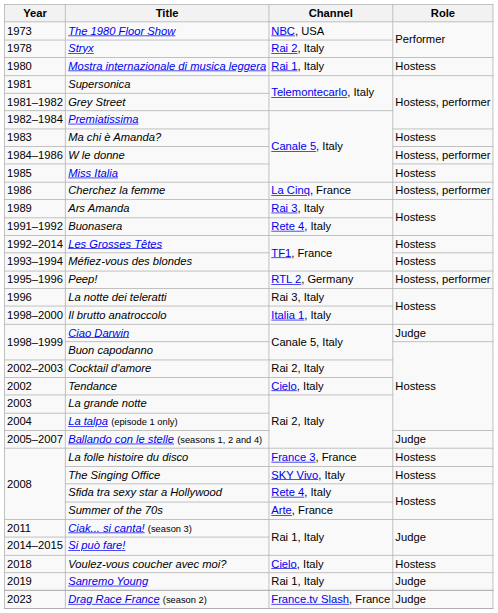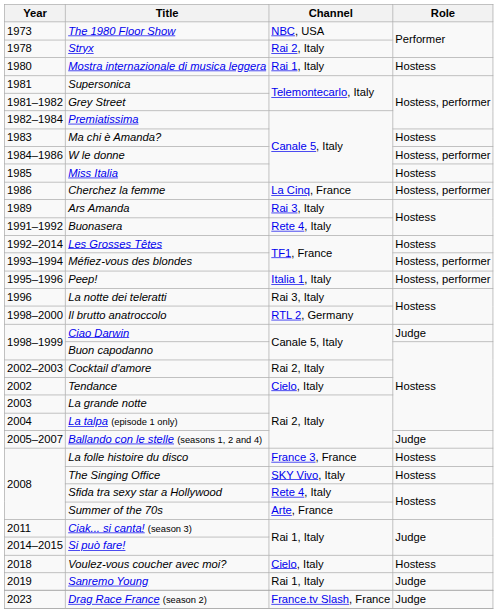(416, 262) Hostess -> (443, 262) Hostess, performer
(312, 279) RTL 2, Germany -> (301, 279) Italia 1, Italy
(301, 315) Italia 1, Italy -> (312, 315) RTL 2, Germany
